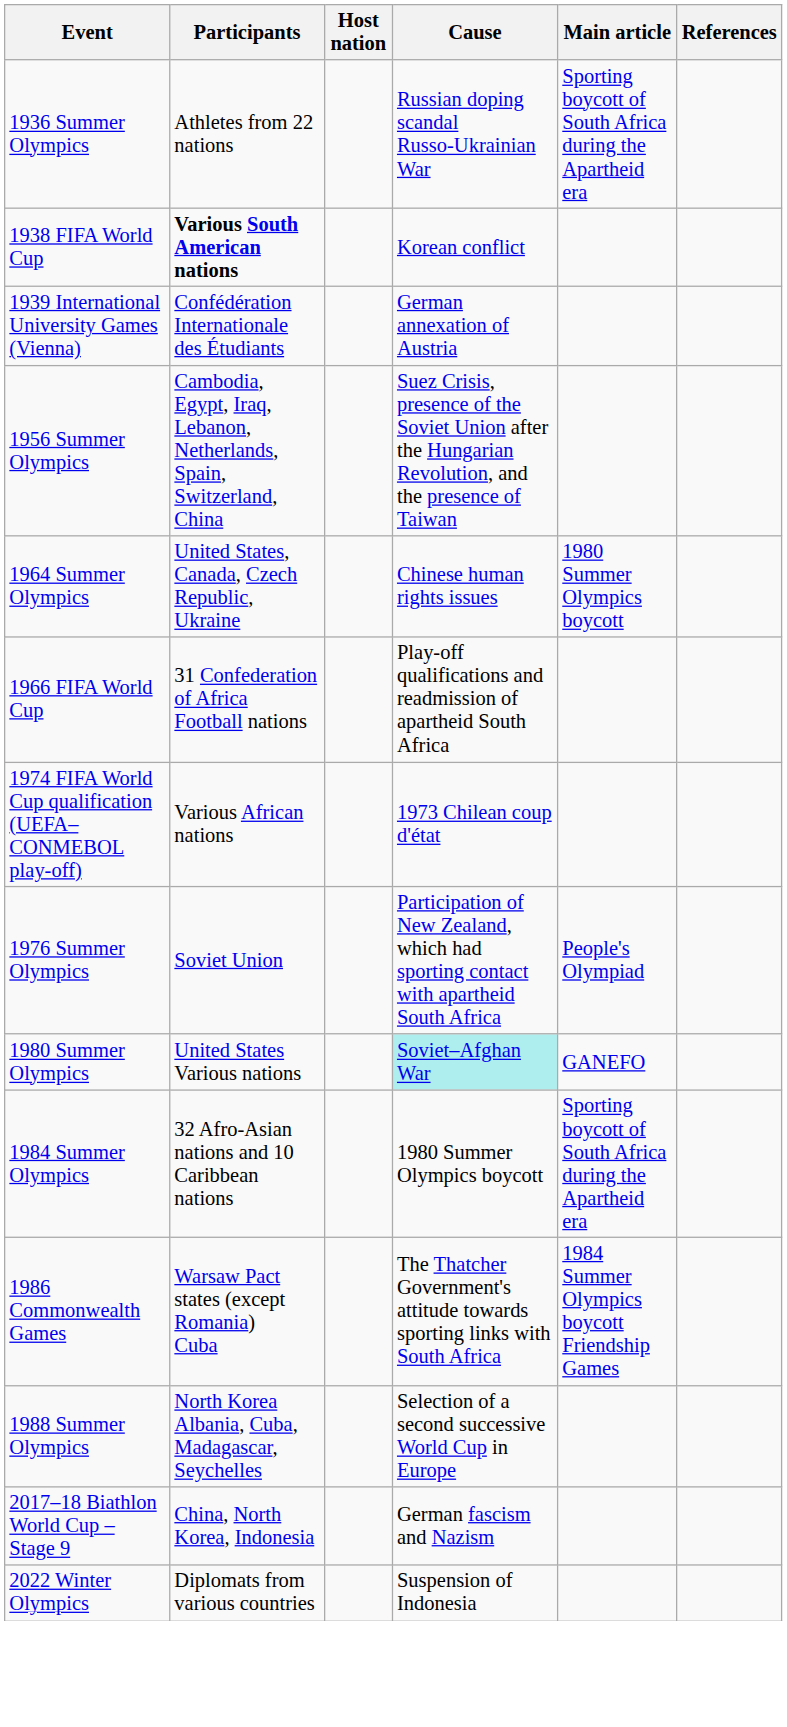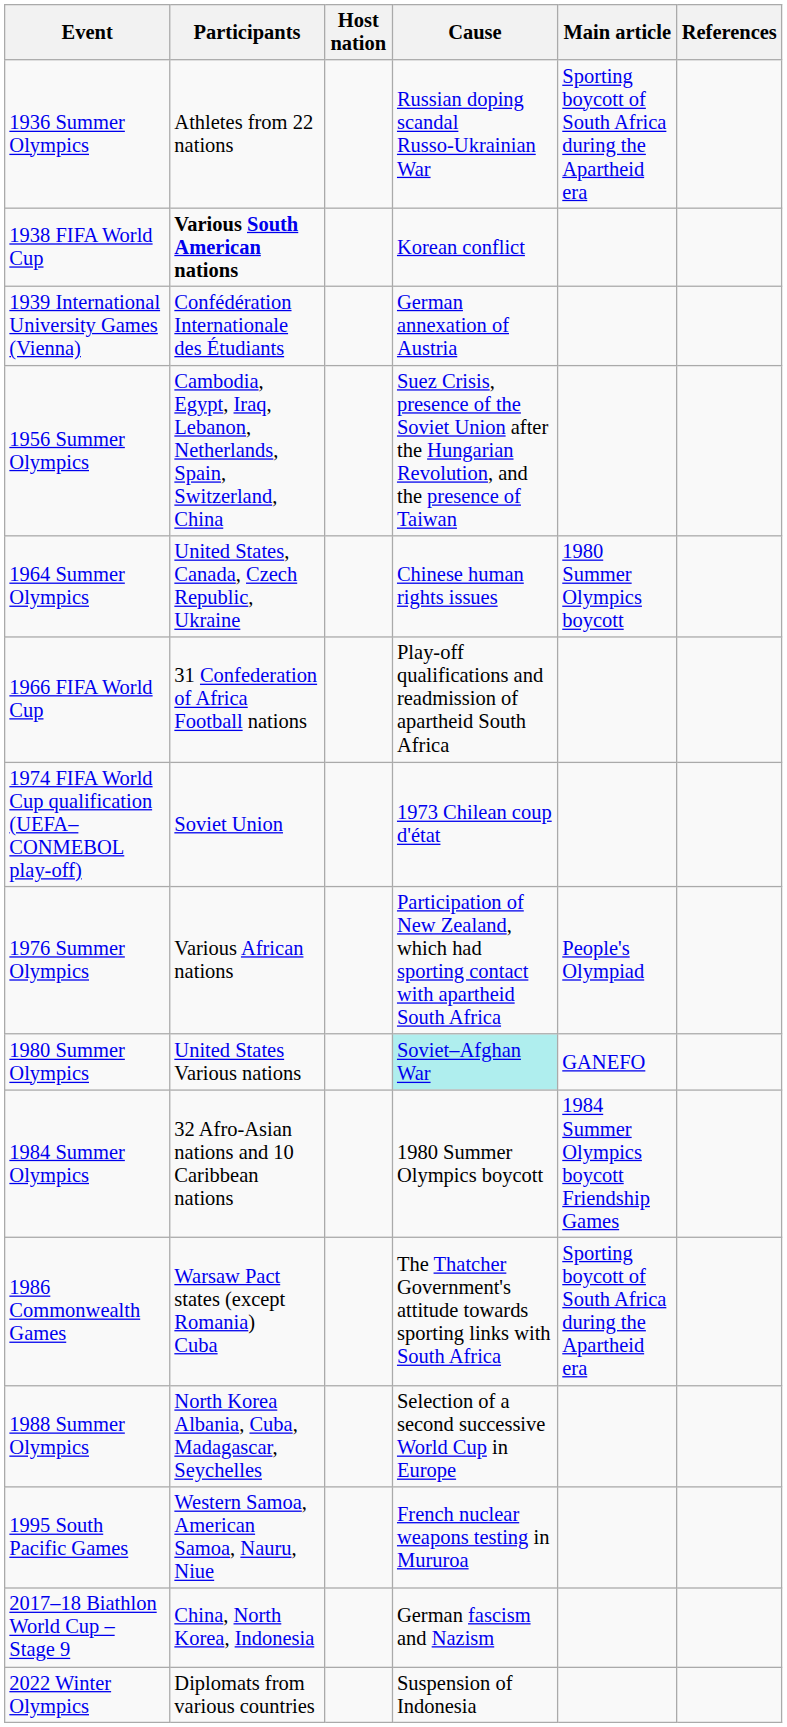(239, 824) Various African nations -> (229, 824) Soviet Union
(229, 960) Soviet Union -> (239, 960) Various African nations
(614, 1163) Sporting boycott of South Africa during the Apartheid era -> (606, 1163) 1984 Summer Olympics boycott Friendship Games
(606, 1311) 1984 Summer Olympics boycott Friendship Games -> (614, 1311) Sporting boycott of South Africa during the Apartheid era
+ row: (69, 1537)
